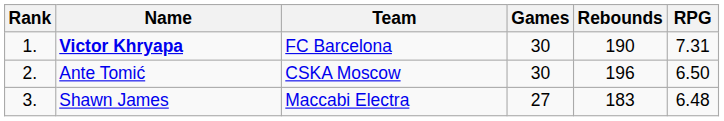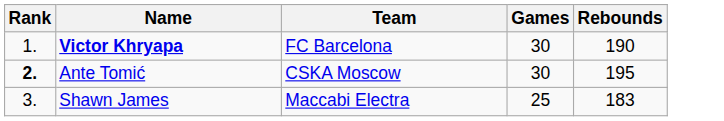- column: (693, 18)
(30, 73) normal -> (30, 73) bold
(620, 73) 196 -> (620, 73) 195
(540, 101) 27 -> (540, 101) 25
